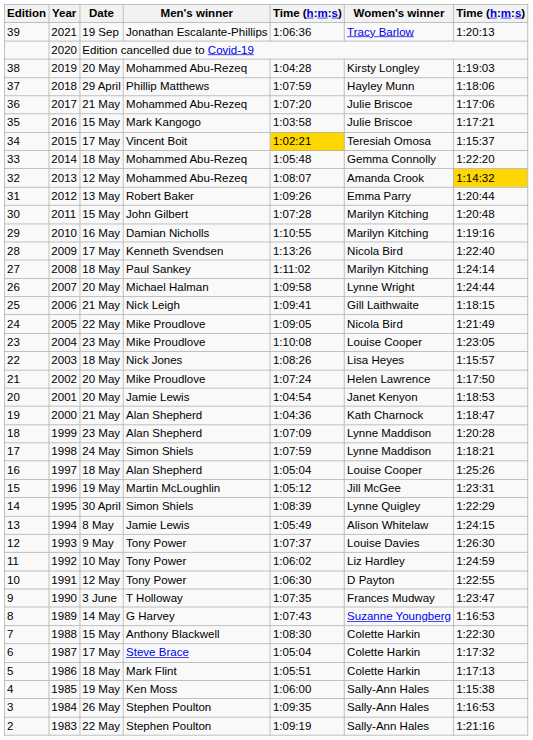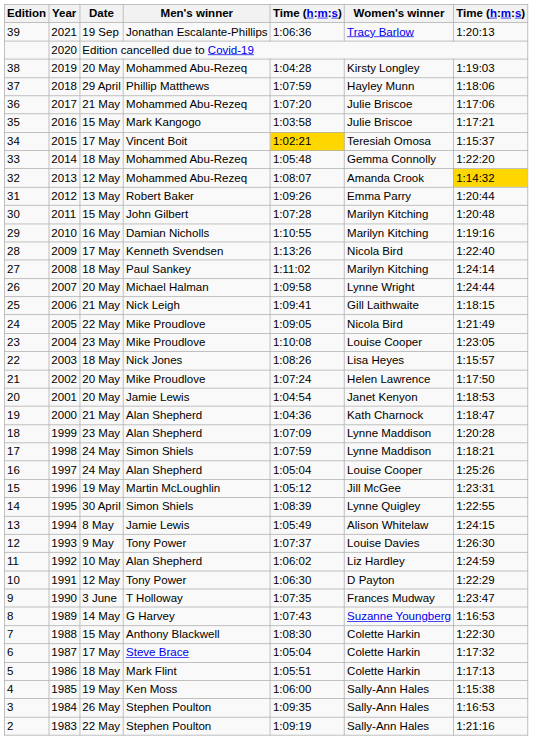(101, 470) 18 May -> (101, 470) 24 May
(475, 506) 1:22:29 -> (475, 506) 1:22:55
(156, 561) Tony Power -> (164, 561) Alan Shepherd
(475, 580) 1:22:55 -> (475, 580) 1:22:29
